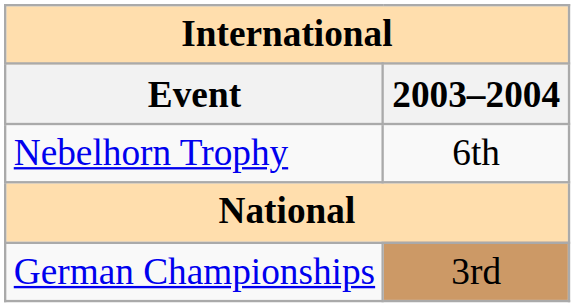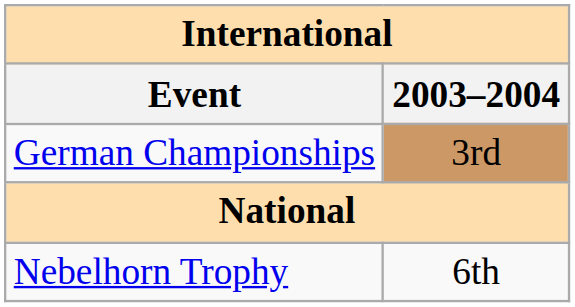rows swapped: (151, 152) <-> (194, 270)
